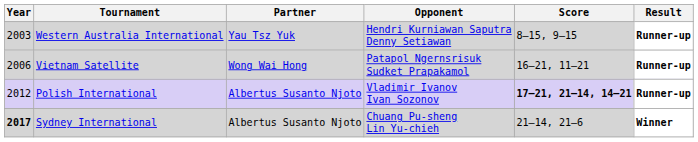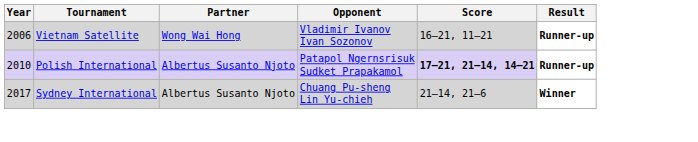- row: (130, 35)
(424, 64) Patapol Ngernsrisuk Sudket Prapakamol -> (345, 35) Vladimir Ivanov Ivan Sozonov
(19, 93) 2012 -> (19, 64) 2010
(412, 93) Vladimir Ivanov Ivan Sozonov -> (357, 64) Patapol Ngernsrisuk Sudket Prapakamol
(19, 122) bold -> (19, 93) normal
